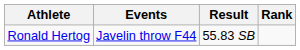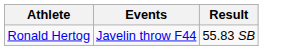- column: (277, 15)
